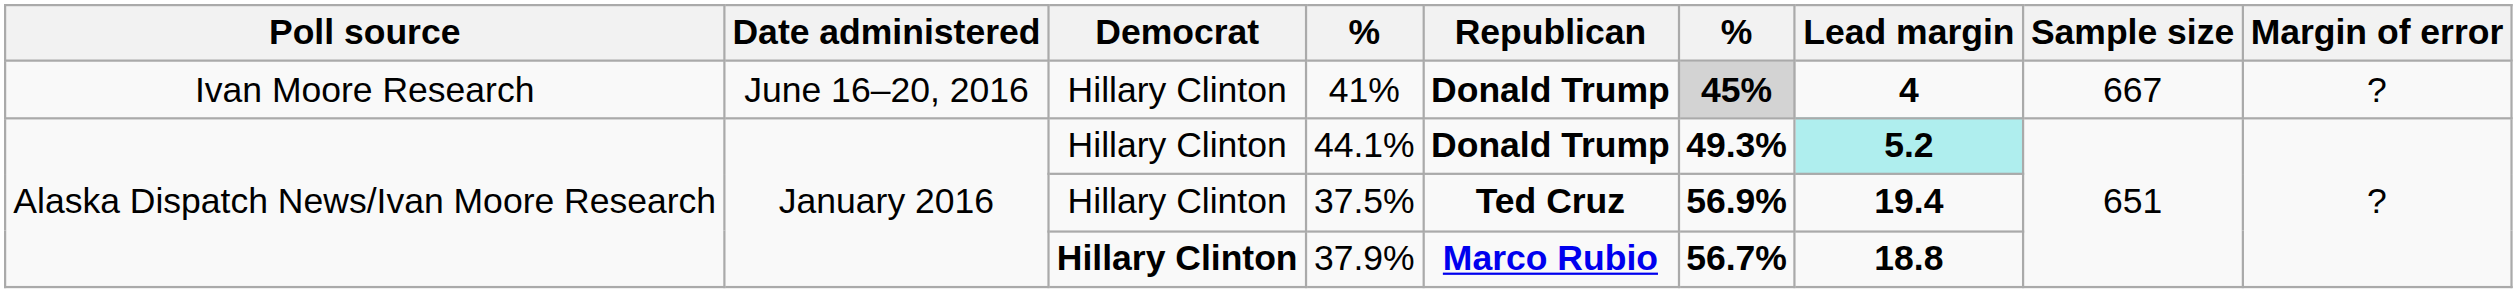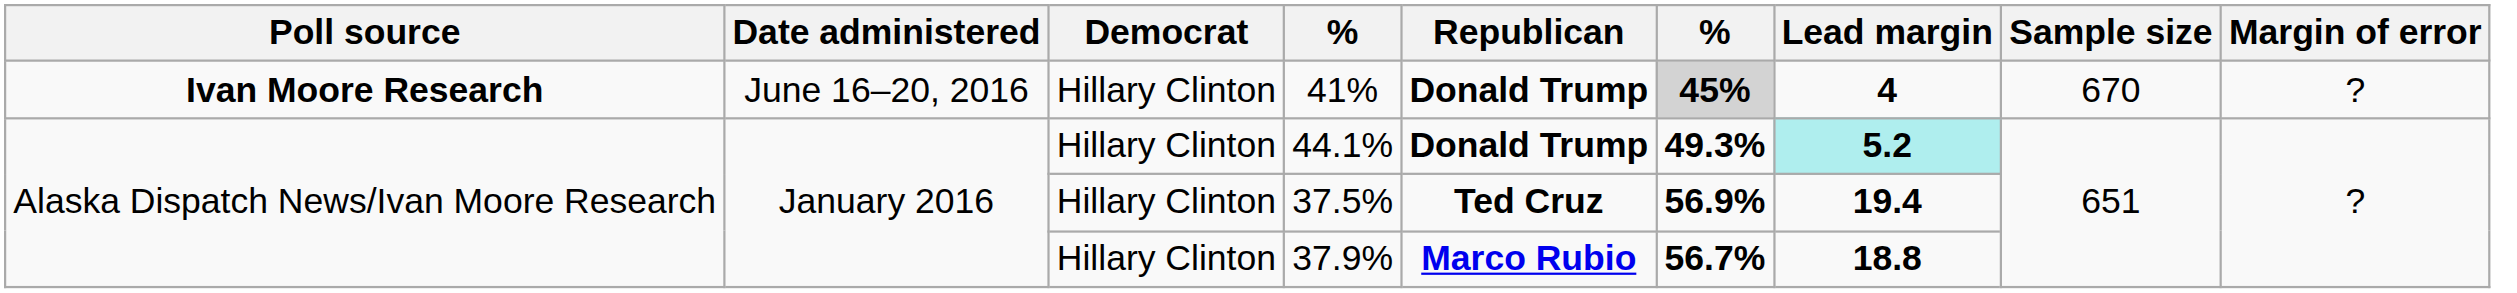(365, 88) normal -> (365, 88) bold
(2133, 88) 667 -> (2111, 88) 670
(1177, 257) bold -> (1166, 257) normal
